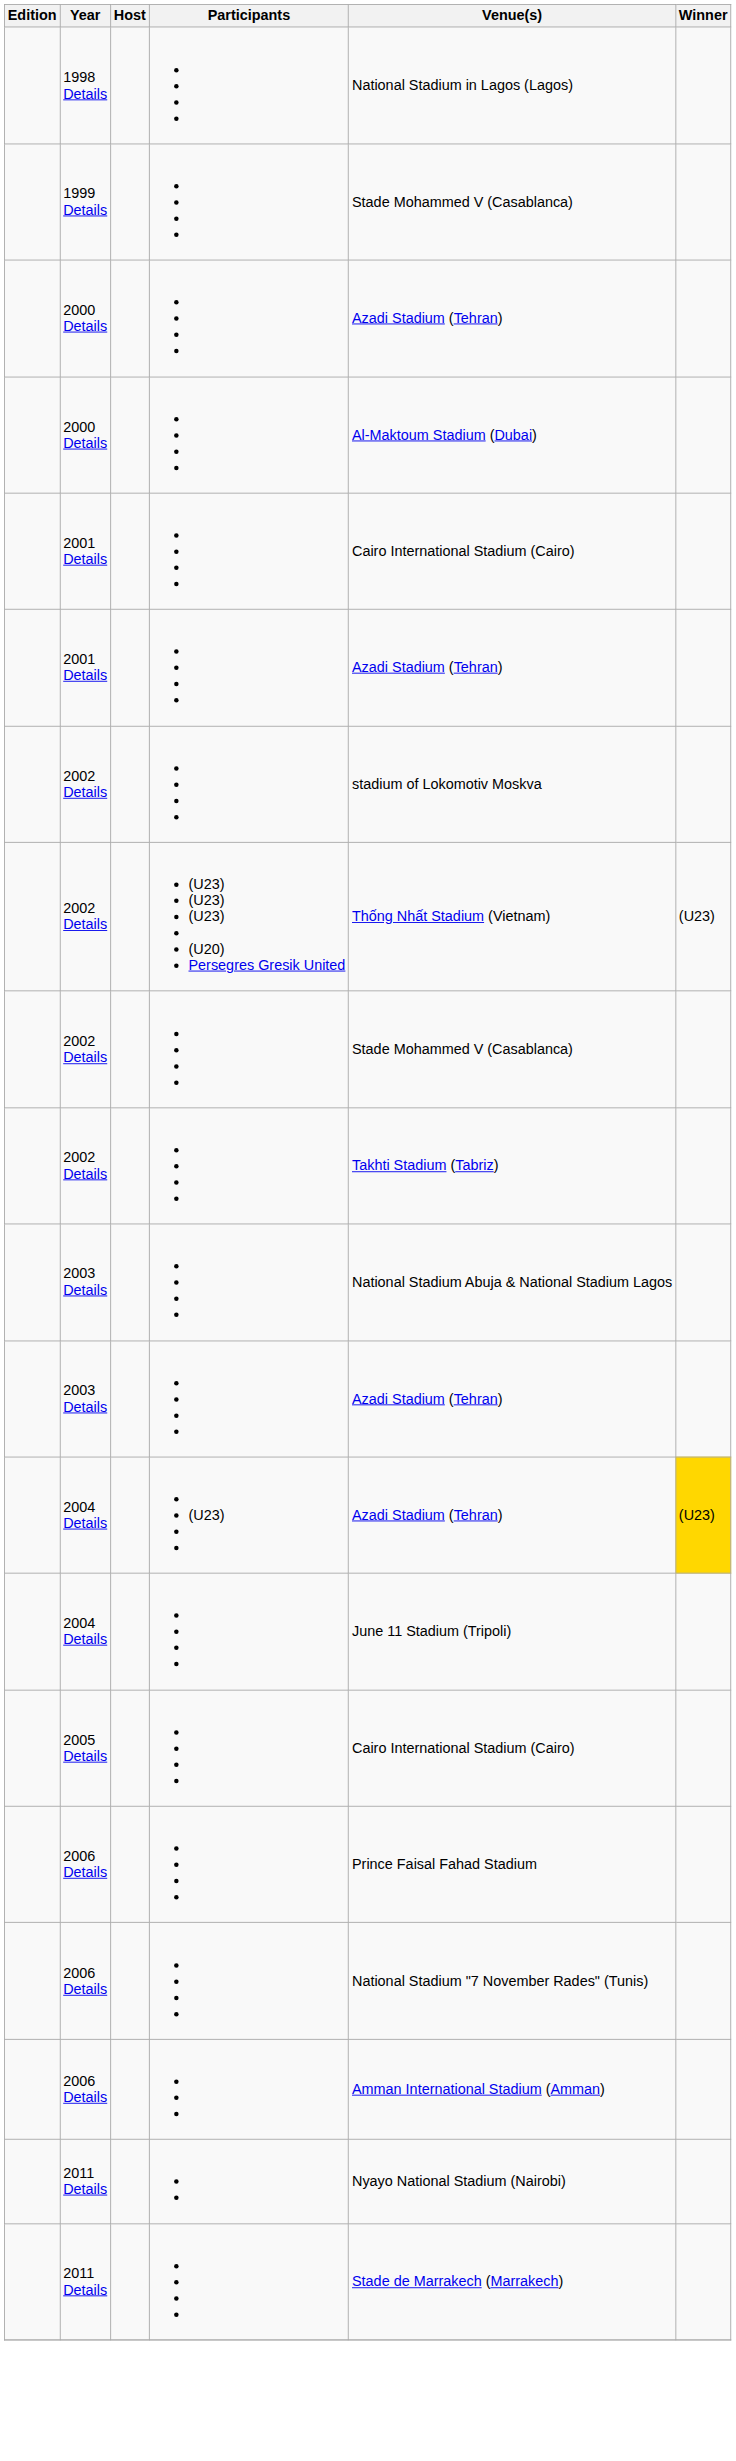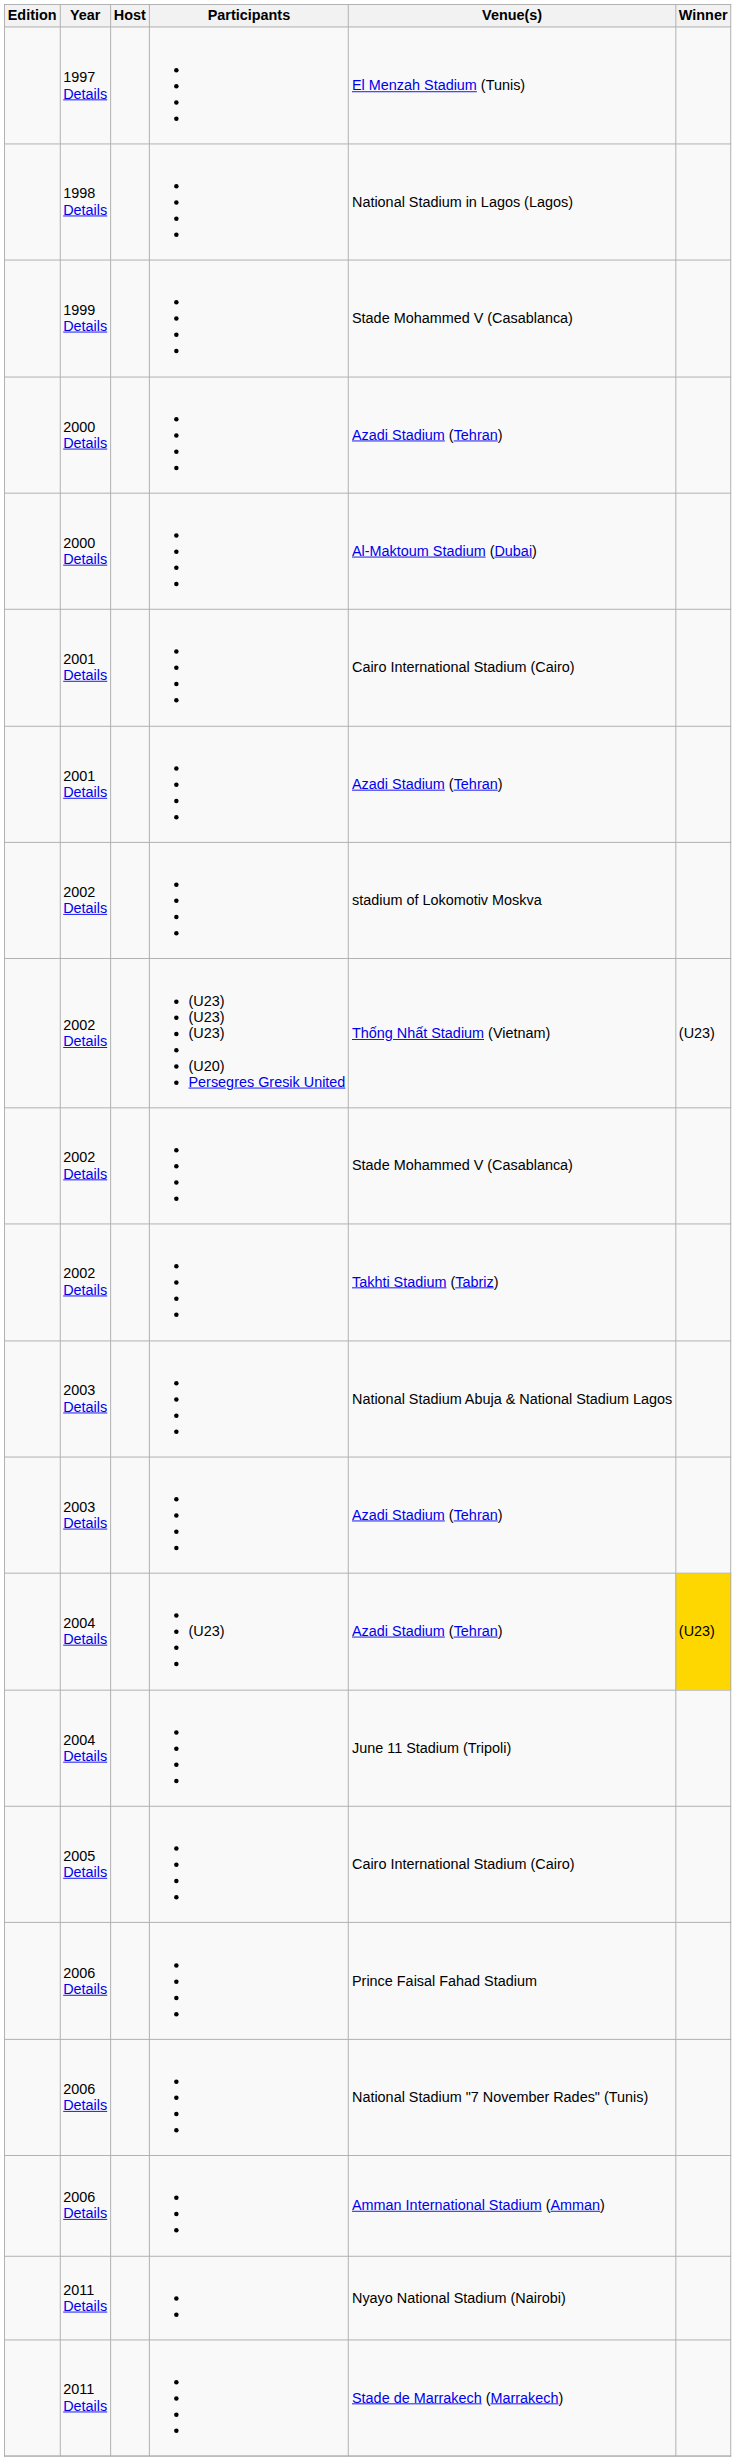+ row: (85, 85)
